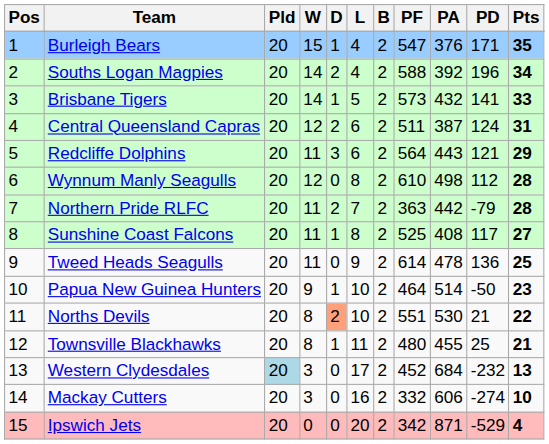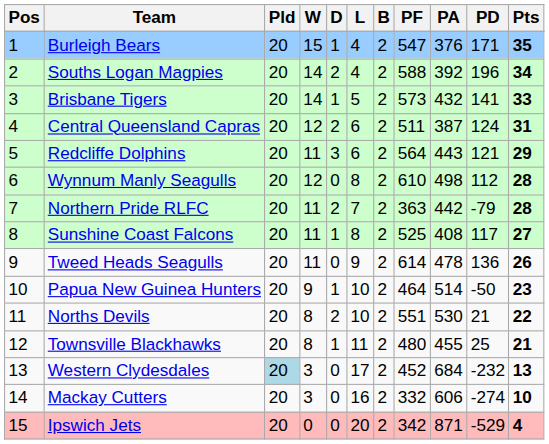(522, 262) 25 -> (522, 262) 26
(335, 316) lightsalmon background -> (335, 316) no background
